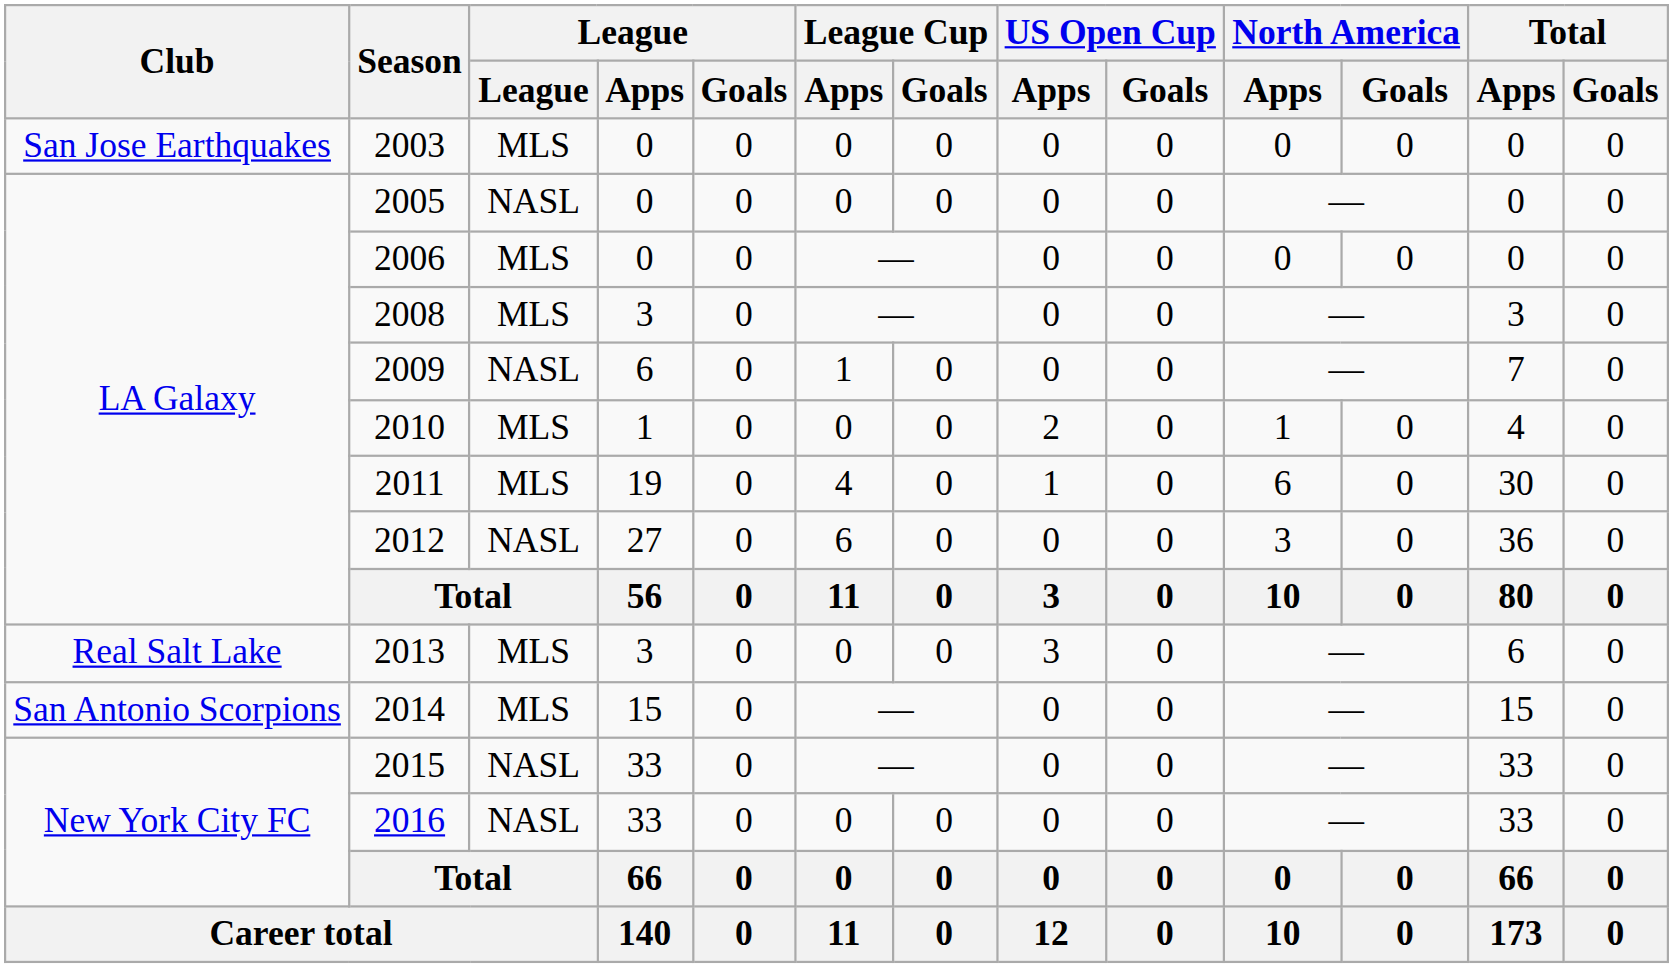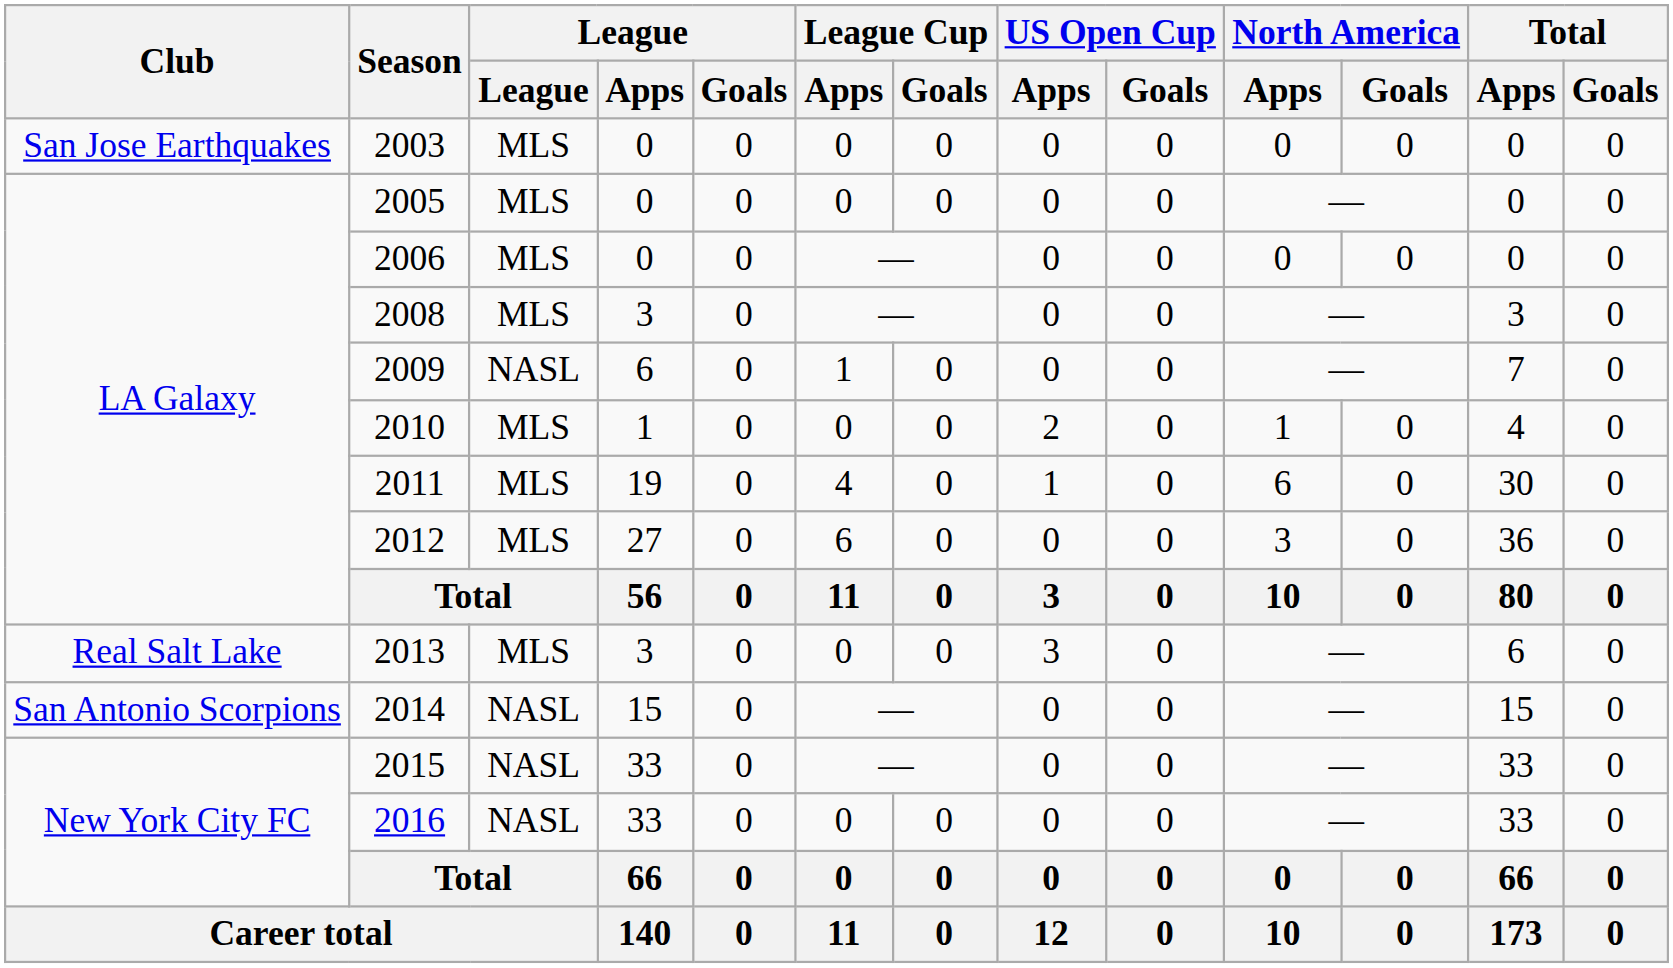(534, 201) NASL -> (534, 201) MLS
(534, 539) NASL -> (534, 539) MLS
(534, 708) MLS -> (534, 708) NASL
